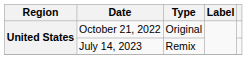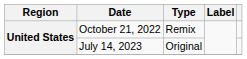(184, 29) Original -> (181, 29) Remix
(181, 46) Remix -> (184, 46) Original
